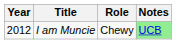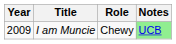(19, 30) 2012 -> (19, 30) 2009
